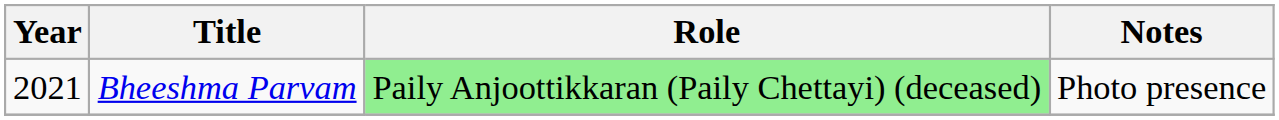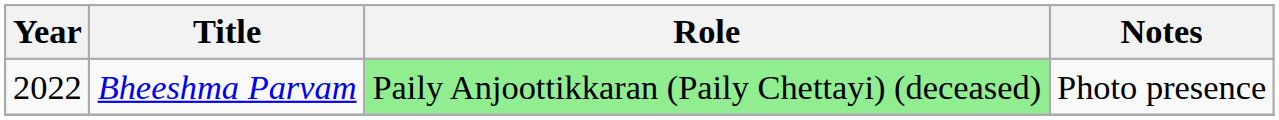(47, 86) 2021 -> (47, 86) 2022
